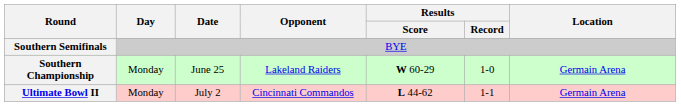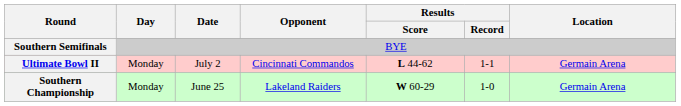rows swapped: (60, 70) <-> (60, 93)
